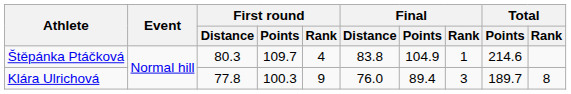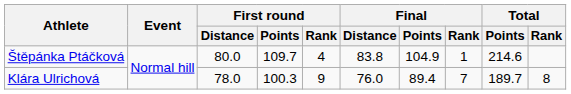(227, 57) 80.3 -> (227, 57) 80.0
(227, 79) 77.8 -> (227, 79) 78.0
(464, 79) 3 -> (464, 79) 7
